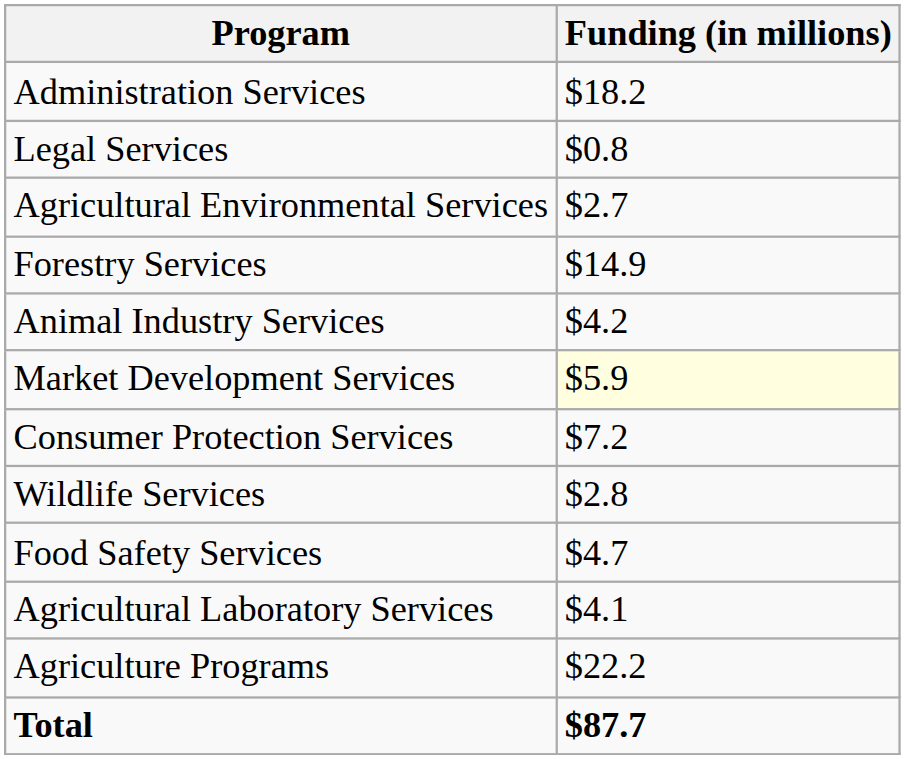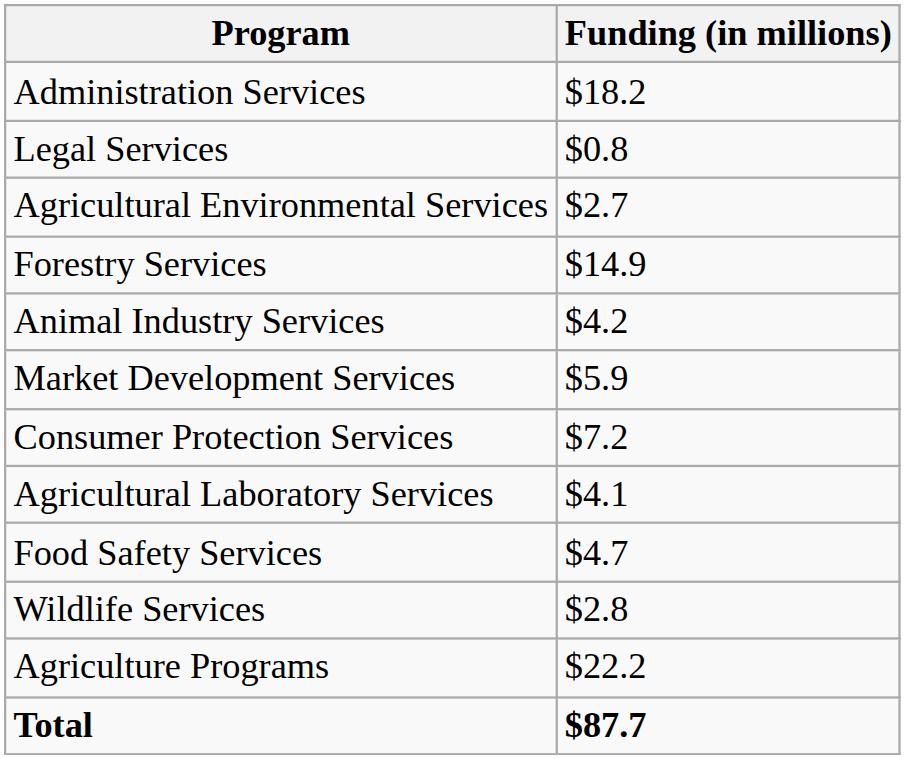(597, 378) lightyellow background -> (597, 378) no background
rows swapped: (139, 494) <-> (254, 609)
